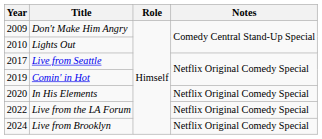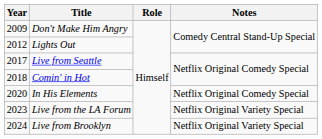(17, 45) 2010 -> (17, 45) 2012
(17, 77) 2019 -> (17, 77) 2018
(17, 110) 2022 -> (17, 110) 2023
(241, 110) Netflix Original Comedy Special -> (238, 110) Netflix Original Variety Special
(241, 126) Netflix Original Comedy Special -> (238, 126) Netflix Original Variety Special
